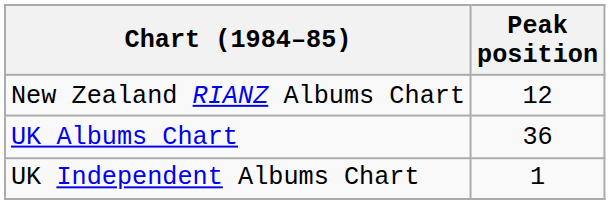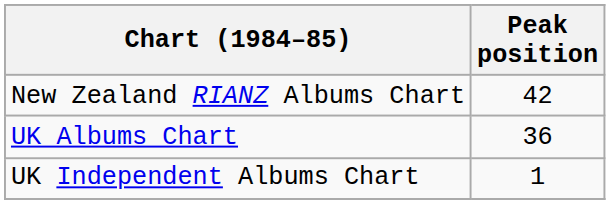(538, 96) 12 -> (538, 96) 42
